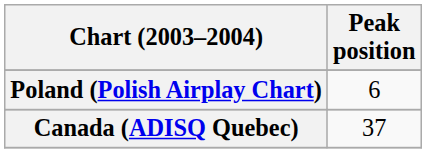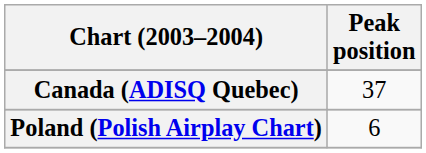rows swapped: (166, 128) <-> (166, 89)
